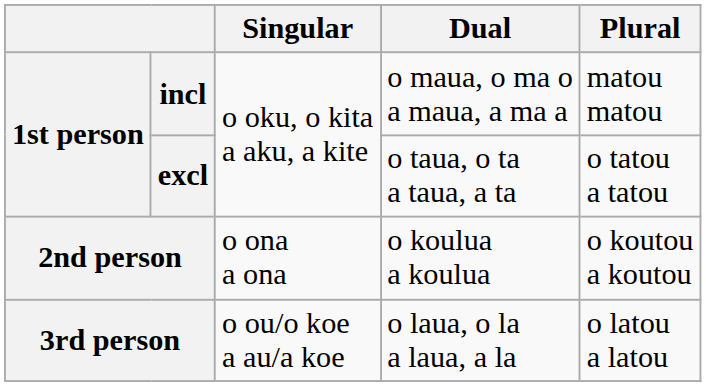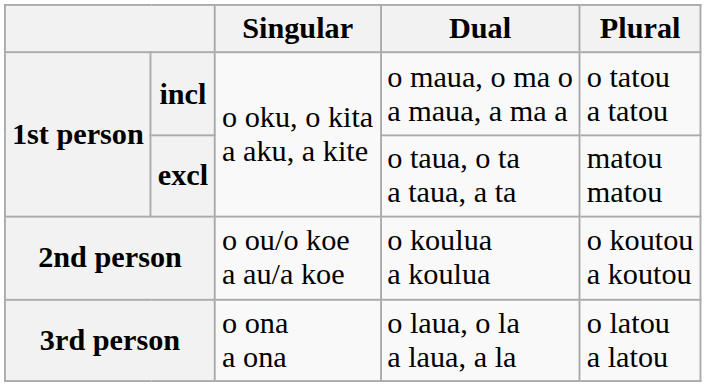(625, 93) matou matou -> (628, 93) o tatou a tatou
(628, 175) o tatou a tatou -> (625, 175) matou matou
(255, 257) o ona a ona -> (286, 257) o ou/o koe a au/a koe
(286, 339) o ou/o koe a au/a koe -> (255, 339) o ona a ona
